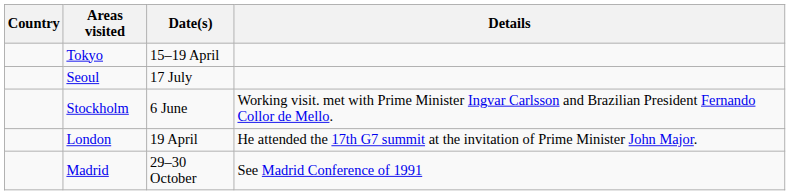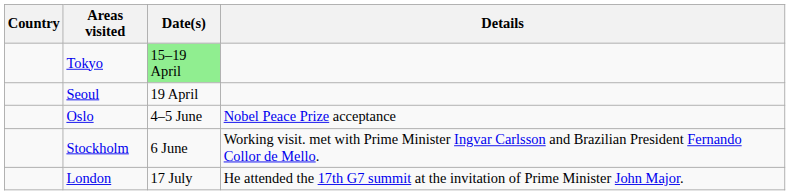(185, 54) no background -> (169, 63) lightgreen background
(171, 77) 17 July -> (174, 93) 19 April
+ row: (80, 116)
(174, 139) 19 April -> (172, 178) 17 July
- row: (88, 170)
